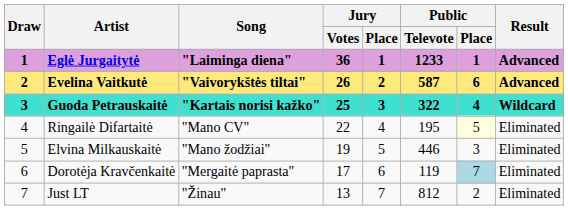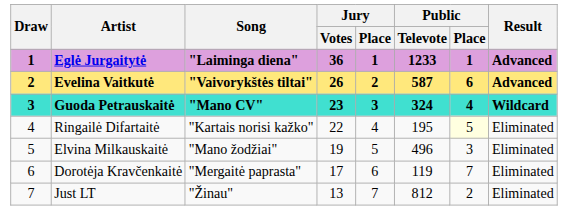(251, 104) "Kartais norisi kažko" -> (226, 104) "Mano CV"
(343, 104) 25 -> (336, 104) 23
(429, 104) 322 -> (422, 104) 324
(216, 127) "Mano CV" -> (251, 127) "Kartais norisi kažko"
(429, 149) 446 -> (422, 149) 496
(476, 171) lightblue background -> (469, 171) no background
